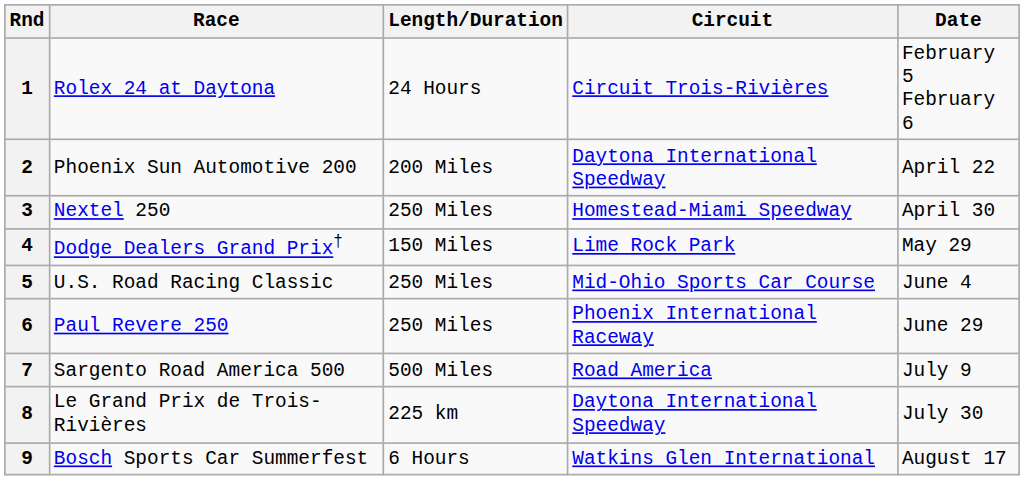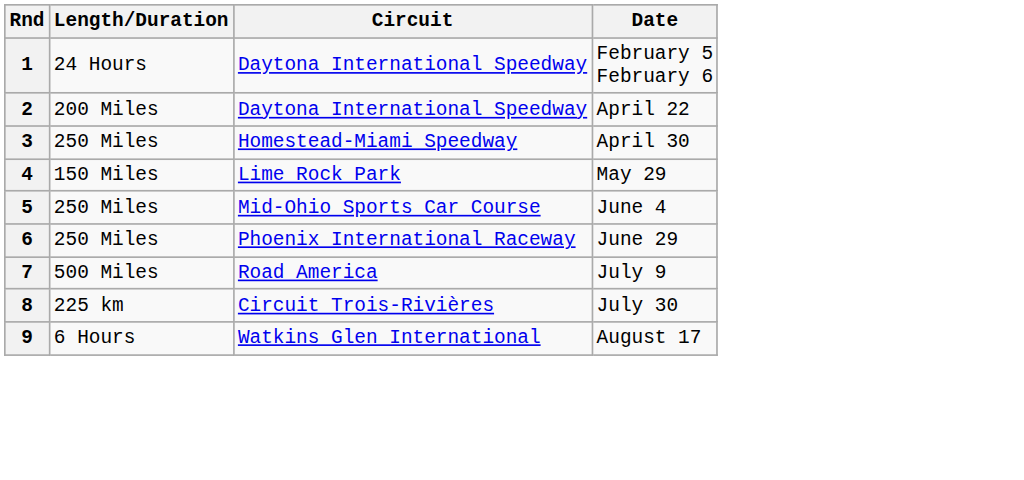- column: (216, 21)
(700, 88) Circuit Trois-Rivières -> (413, 65) Daytona International Speedway
(695, 414) Daytona International Speedway -> (366, 305) Circuit Trois-Rivières
